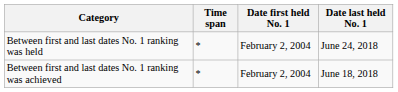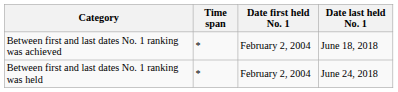rows swapped: (93, 46) <-> (93, 73)
